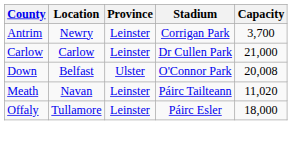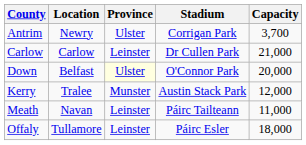(130, 33) Leinster -> (130, 33) Ulster
(130, 71) no background -> (130, 71) lightyellow background
(261, 71) 20,008 -> (275, 71) 20,000
+ row: (21, 91)
(261, 91) 11,020 -> (275, 110) 11,000
